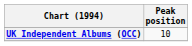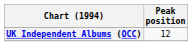(166, 34) 10 -> (166, 34) 12
